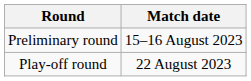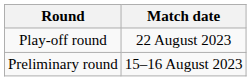rows swapped: (63, 40) <-> (63, 64)
